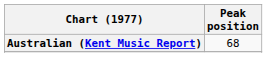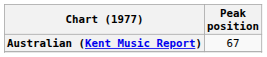(233, 43) 68 -> (233, 43) 67
